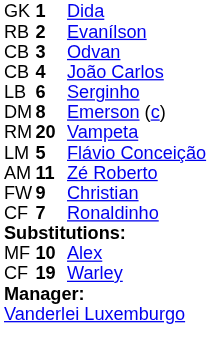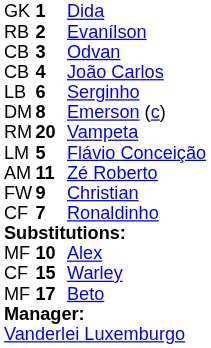(46, 273) 19 -> (46, 273) 15
+ row: (86, 293)
